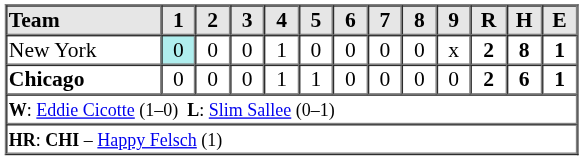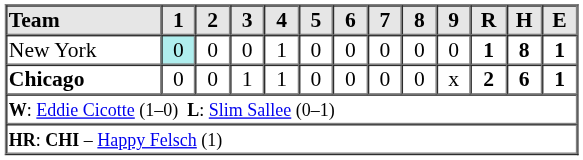(454, 49) x -> (454, 49) 0
(489, 49) 2 -> (489, 49) 1
(247, 79) 0 -> (247, 79) 1
(316, 79) 1 -> (316, 79) 0
(454, 79) 0 -> (454, 79) x
